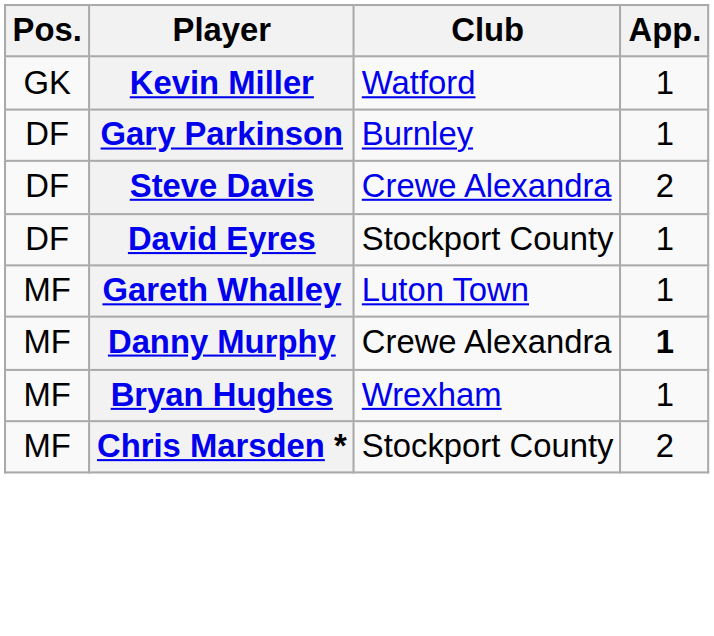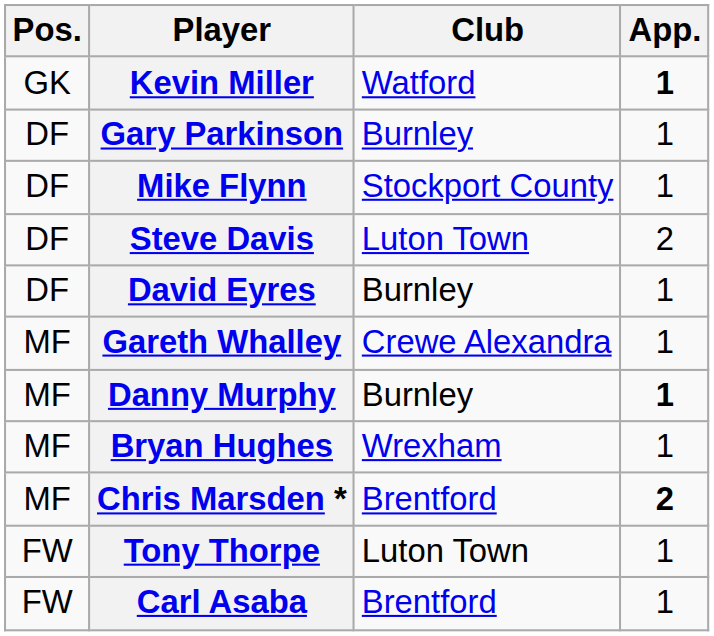(665, 82) normal -> (665, 82) bold
+ row: (222, 186)
(487, 186) Crewe Alexandra -> (445, 238) Luton Town
(488, 238) Stockport County -> (417, 290) Burnley
(445, 290) Luton Town -> (487, 342) Crewe Alexandra
(487, 342) Crewe Alexandra -> (417, 394) Burnley
(488, 446) Stockport County -> (429, 498) Brentford
(665, 446) normal -> (665, 498) bold
+ row: (222, 550)
+ row: (222, 602)
